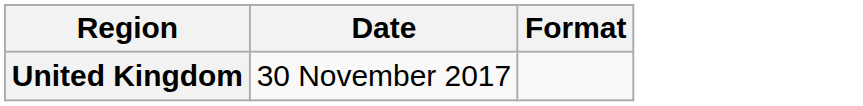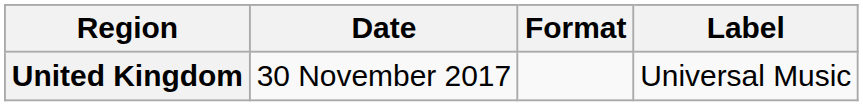+ column: (746, 28)
